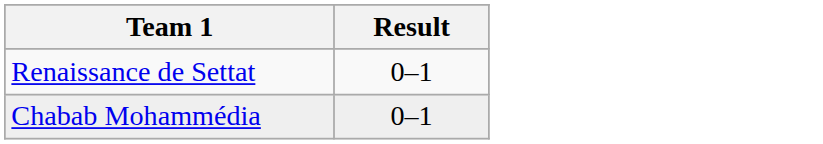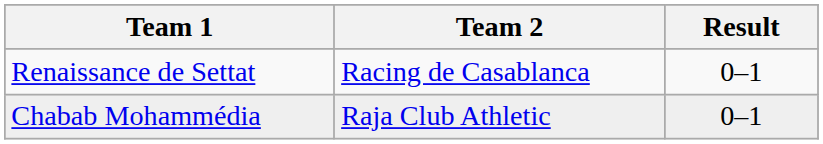+ column: (500, 26)
